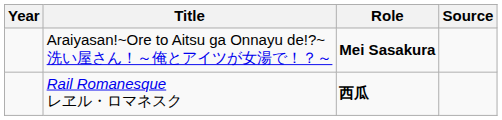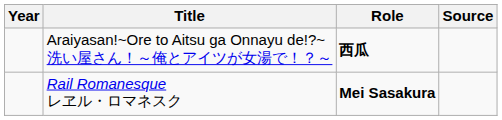(387, 50) Mei Sasakura -> (354, 49) 西瓜
(354, 93) 西瓜 -> (387, 93) Mei Sasakura
